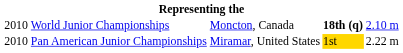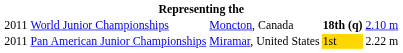(16, 25) 2010 -> (16, 25) 2011
(16, 41) 2010 -> (16, 41) 2011
